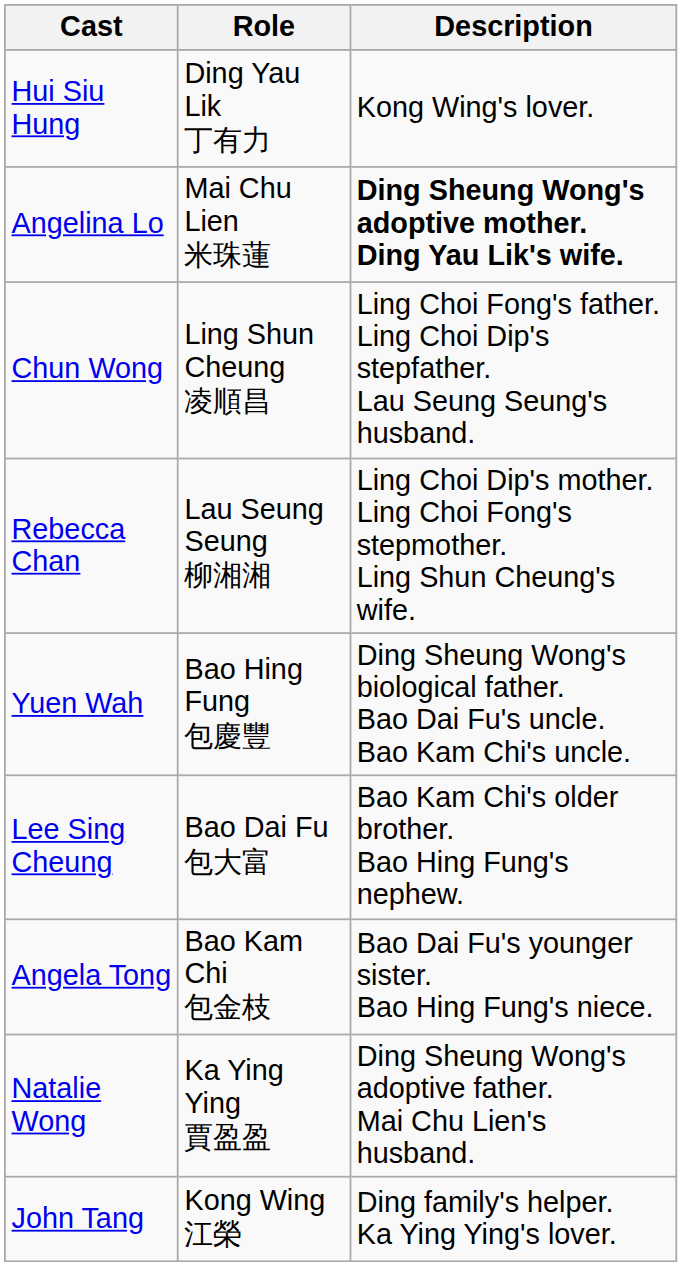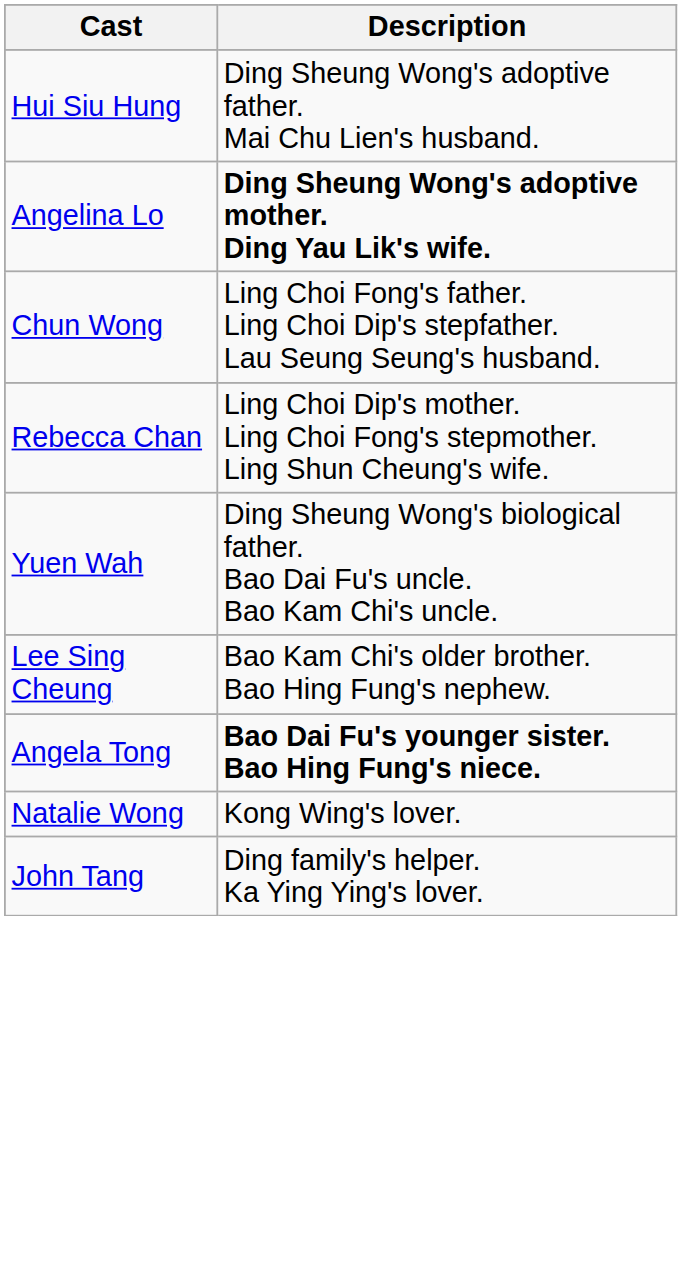- column: (264, 27)
(476, 108) Kong Wing's lover. -> (417, 105) Ding Sheung Wong's adoptive father. Mai Chu Lien's husband.
(505, 976) normal -> (417, 752) bold
(491, 1105) Ding Sheung Wong's adoptive father. Mai Chu Lien's husband. -> (343, 813) Kong Wing's lover.
